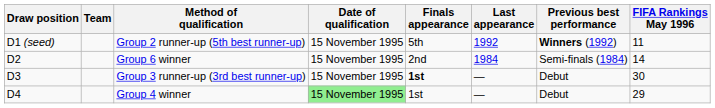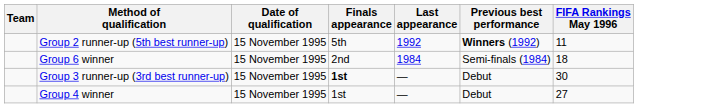- column: (43, 19)
(639, 59) 14 -> (562, 59) 18
(357, 94) lightgreen background -> (280, 94) no background
(639, 94) 29 -> (562, 94) 27
